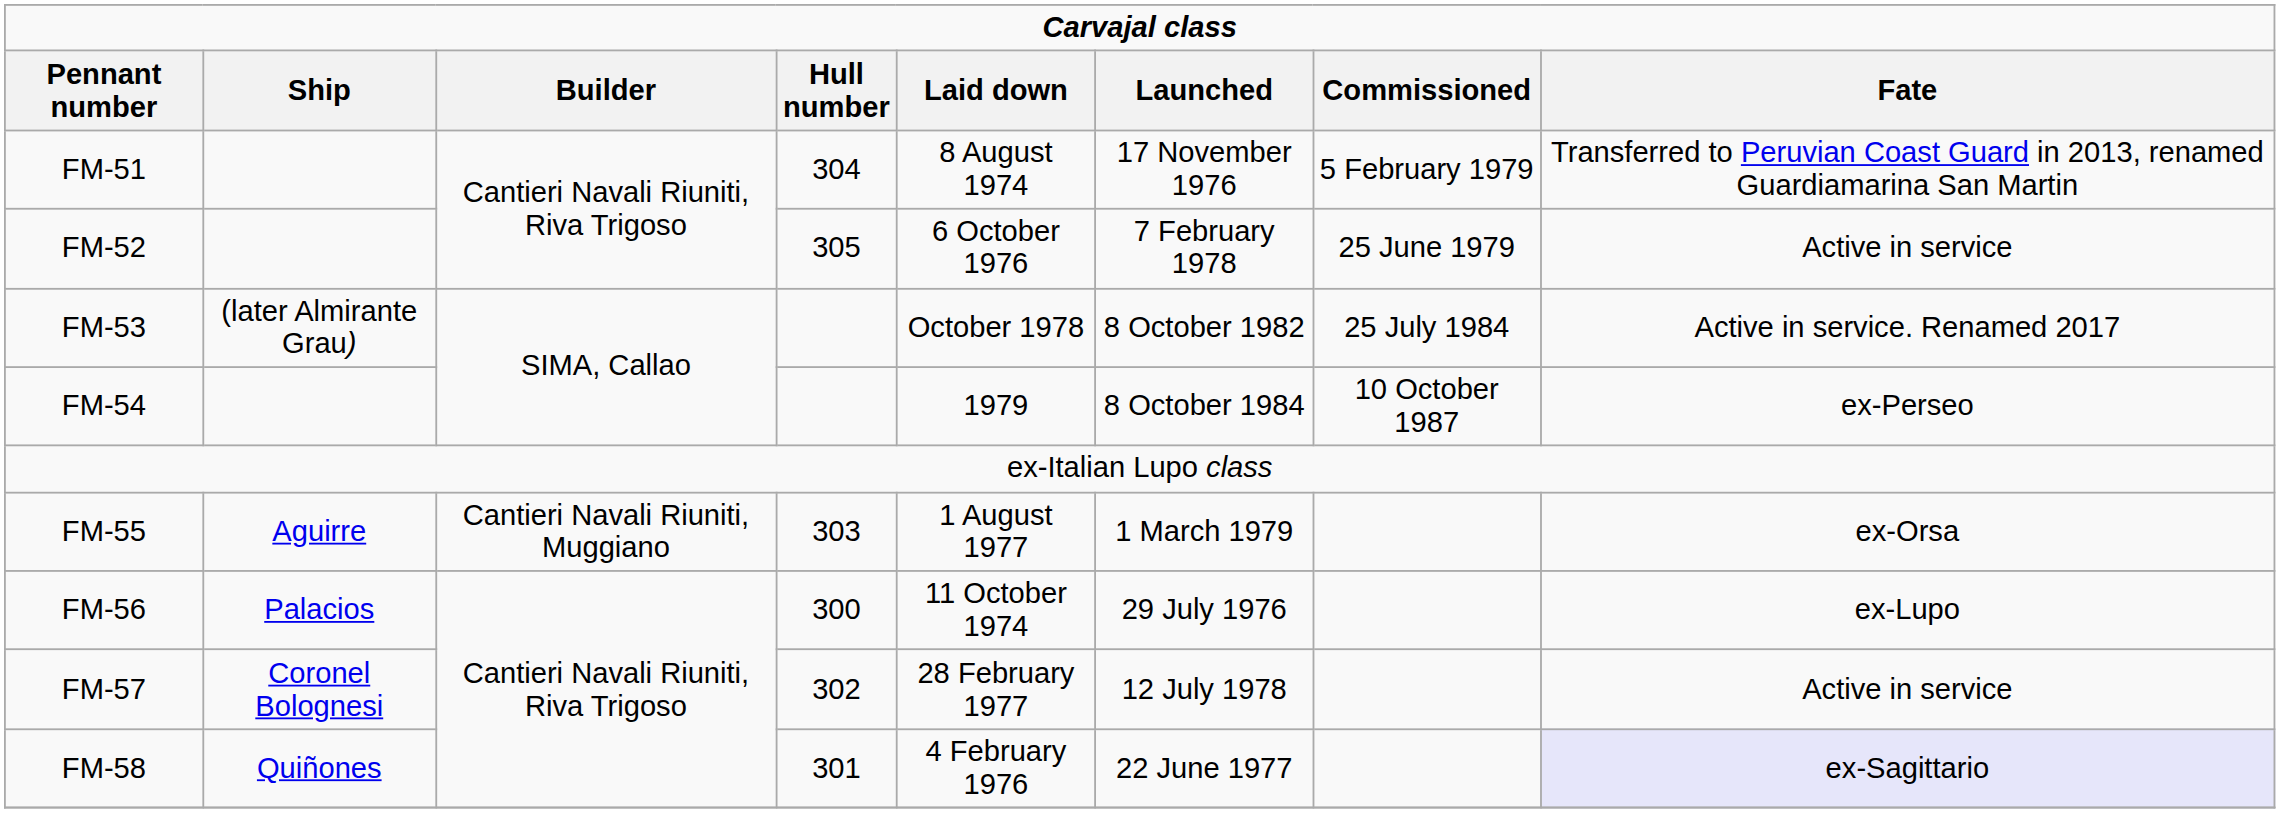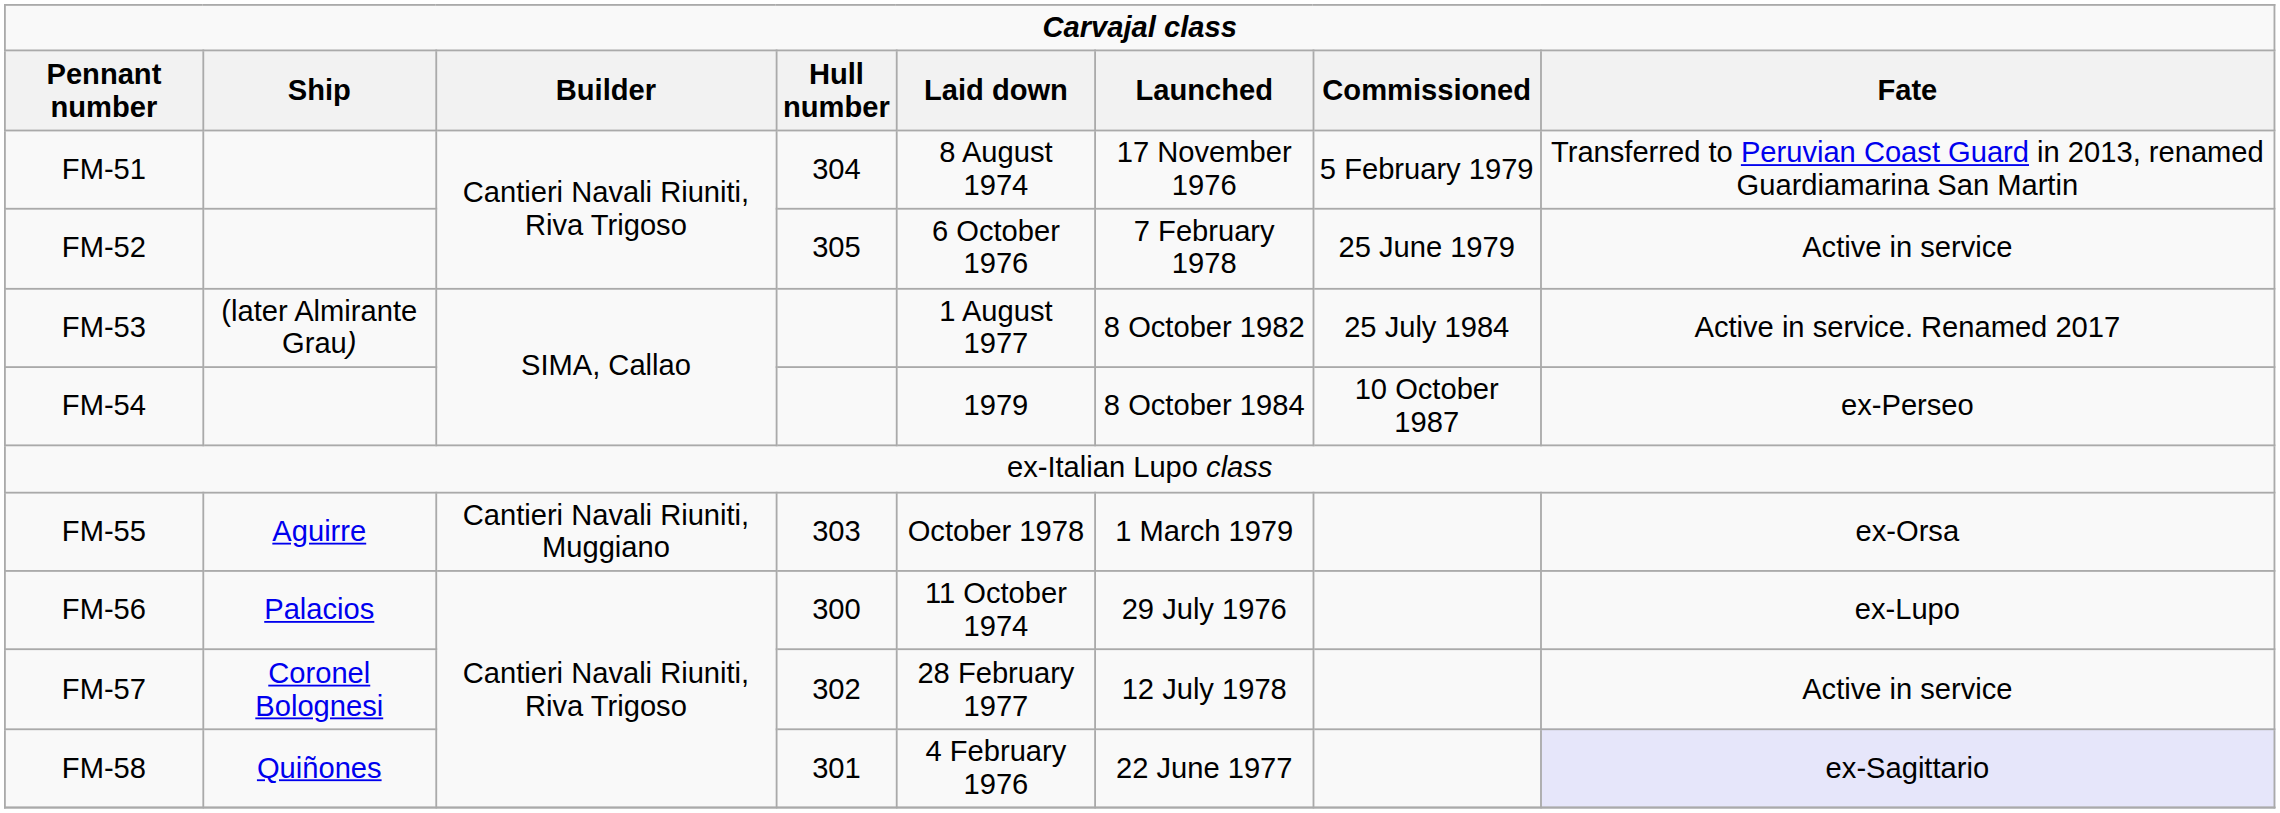(996, 326) October 1978 -> (996, 326) 1 August 1977
(996, 531) 1 August 1977 -> (996, 531) October 1978
